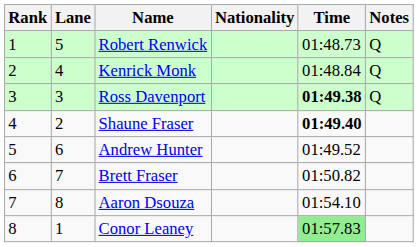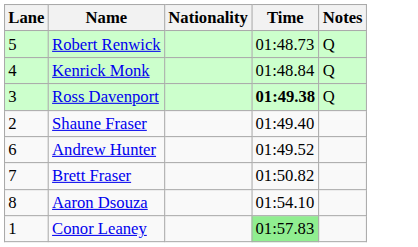- column: (28, 17)
(332, 123) bold -> (285, 123) normal
